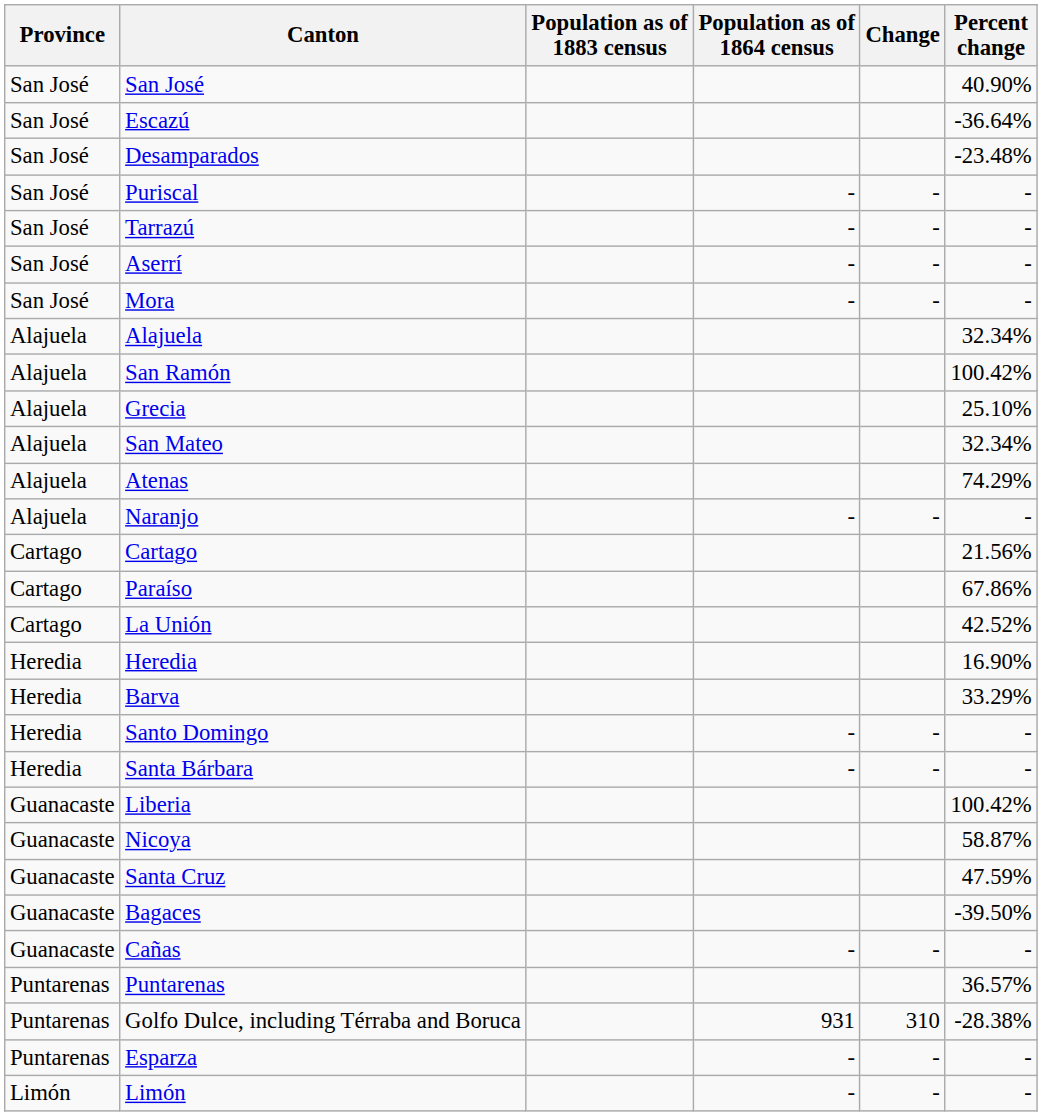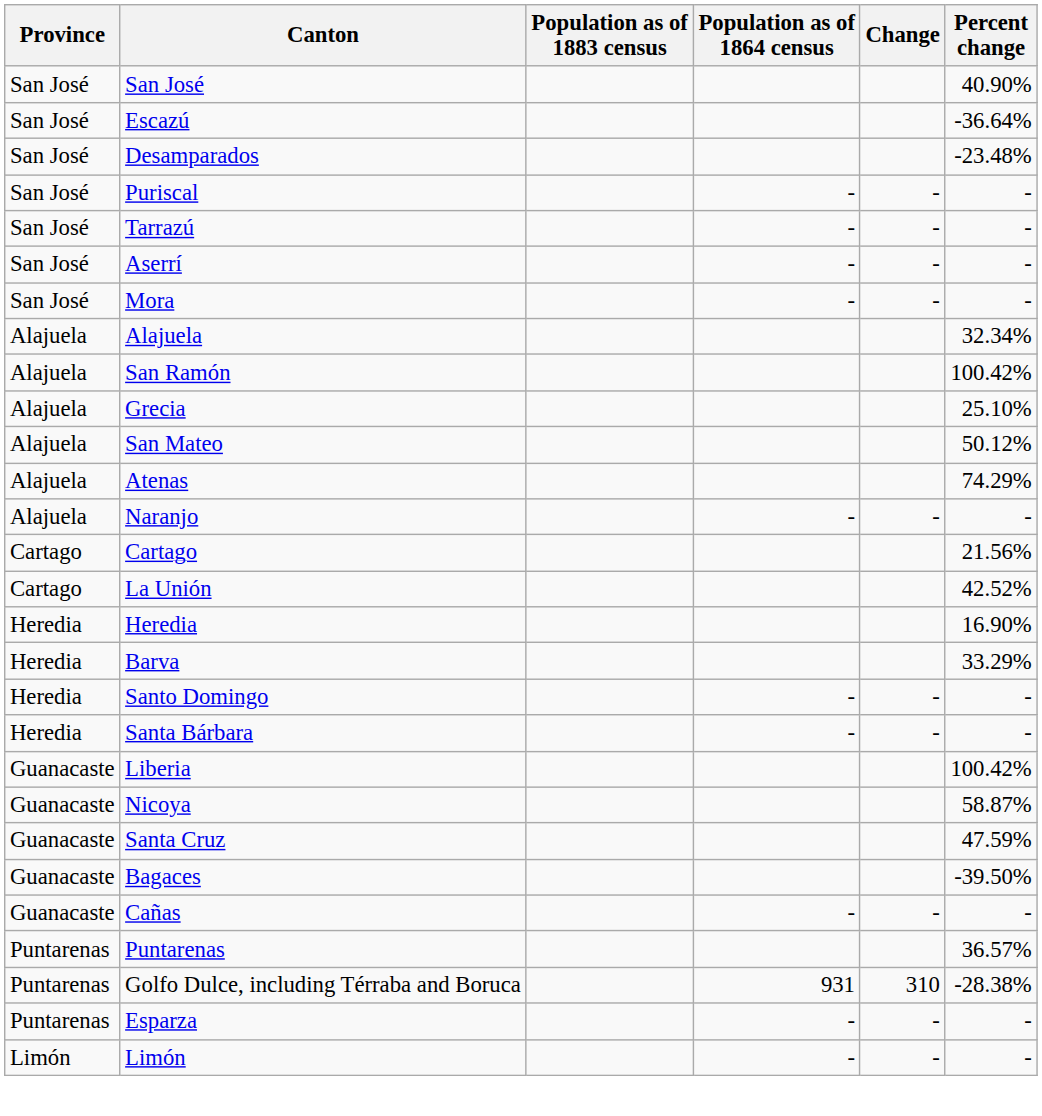(997, 444) 32.34% -> (997, 444) 50.12%
- row: (159, 588)
